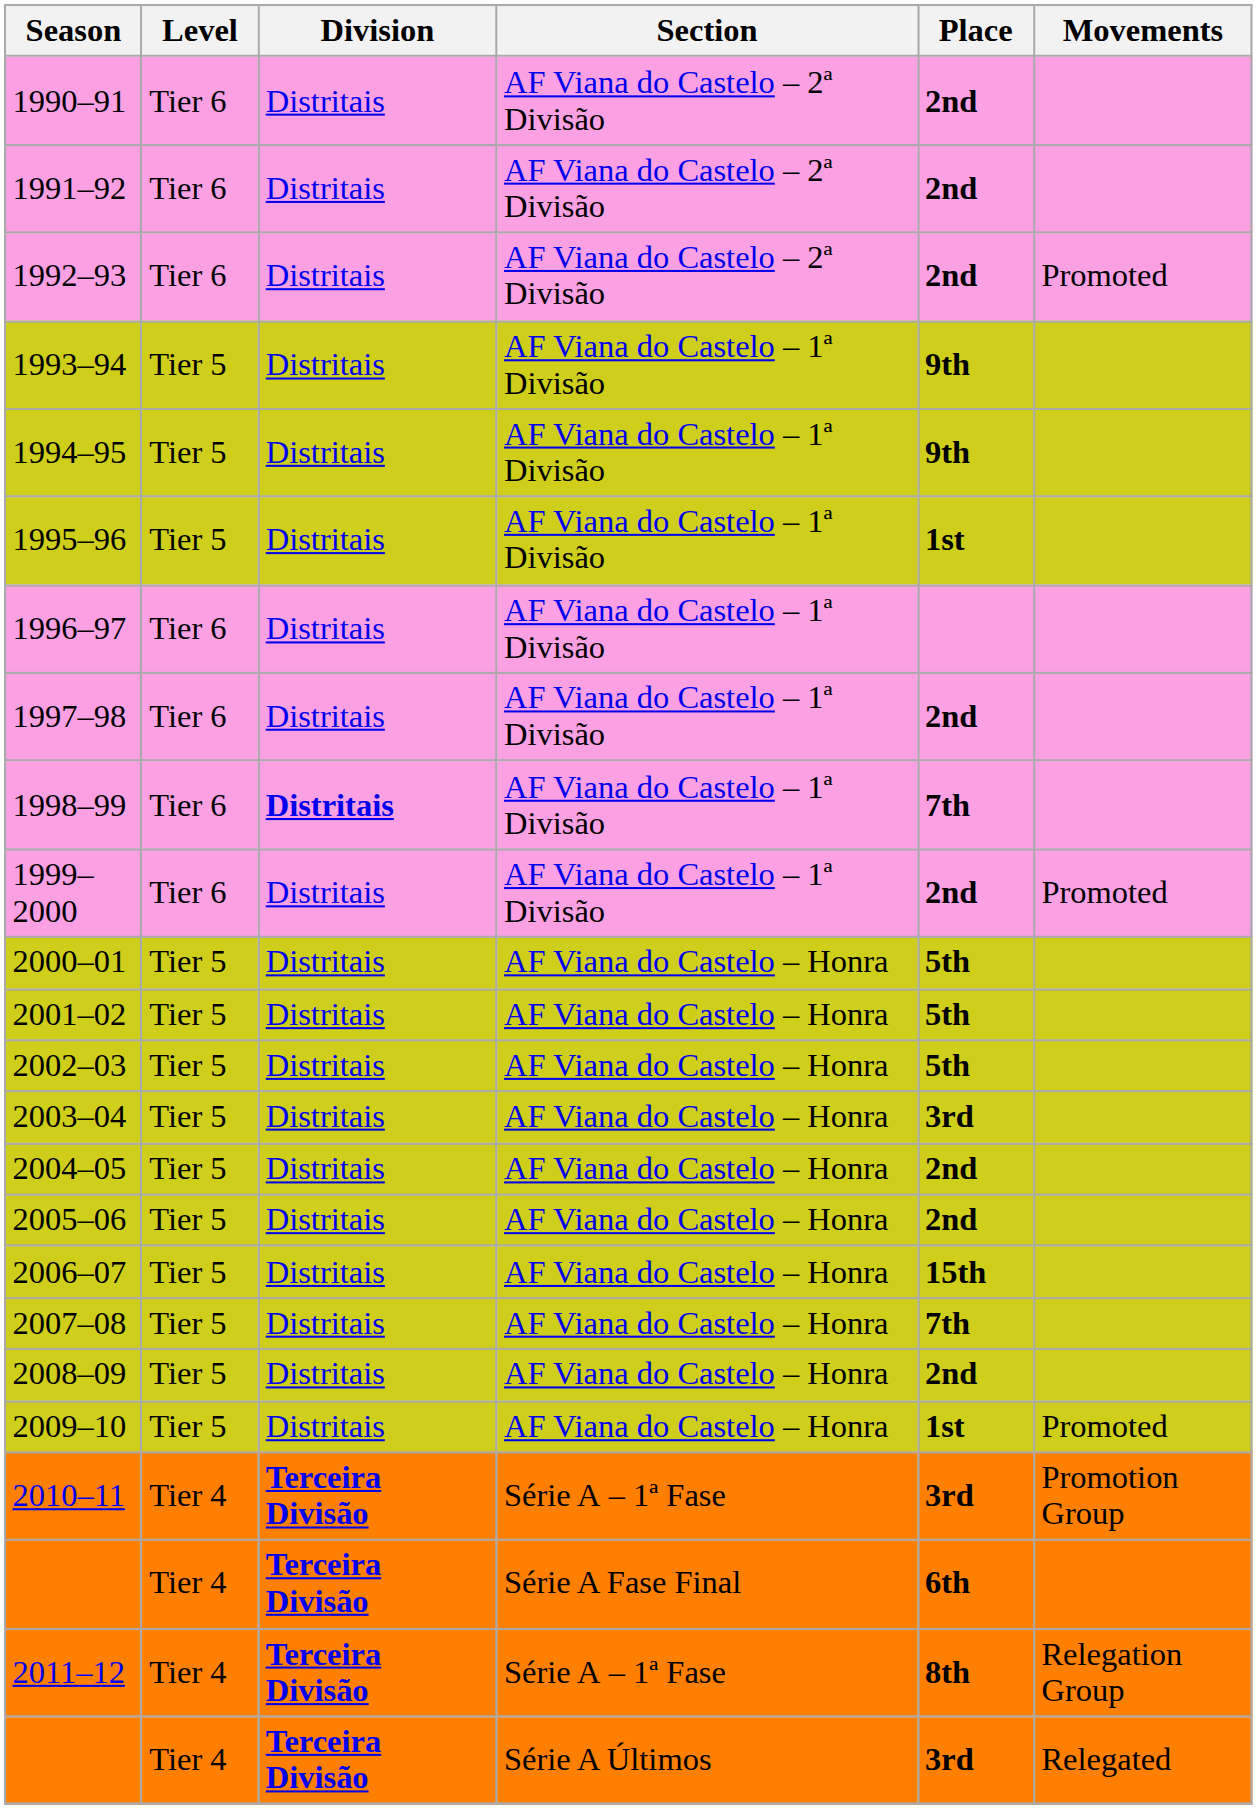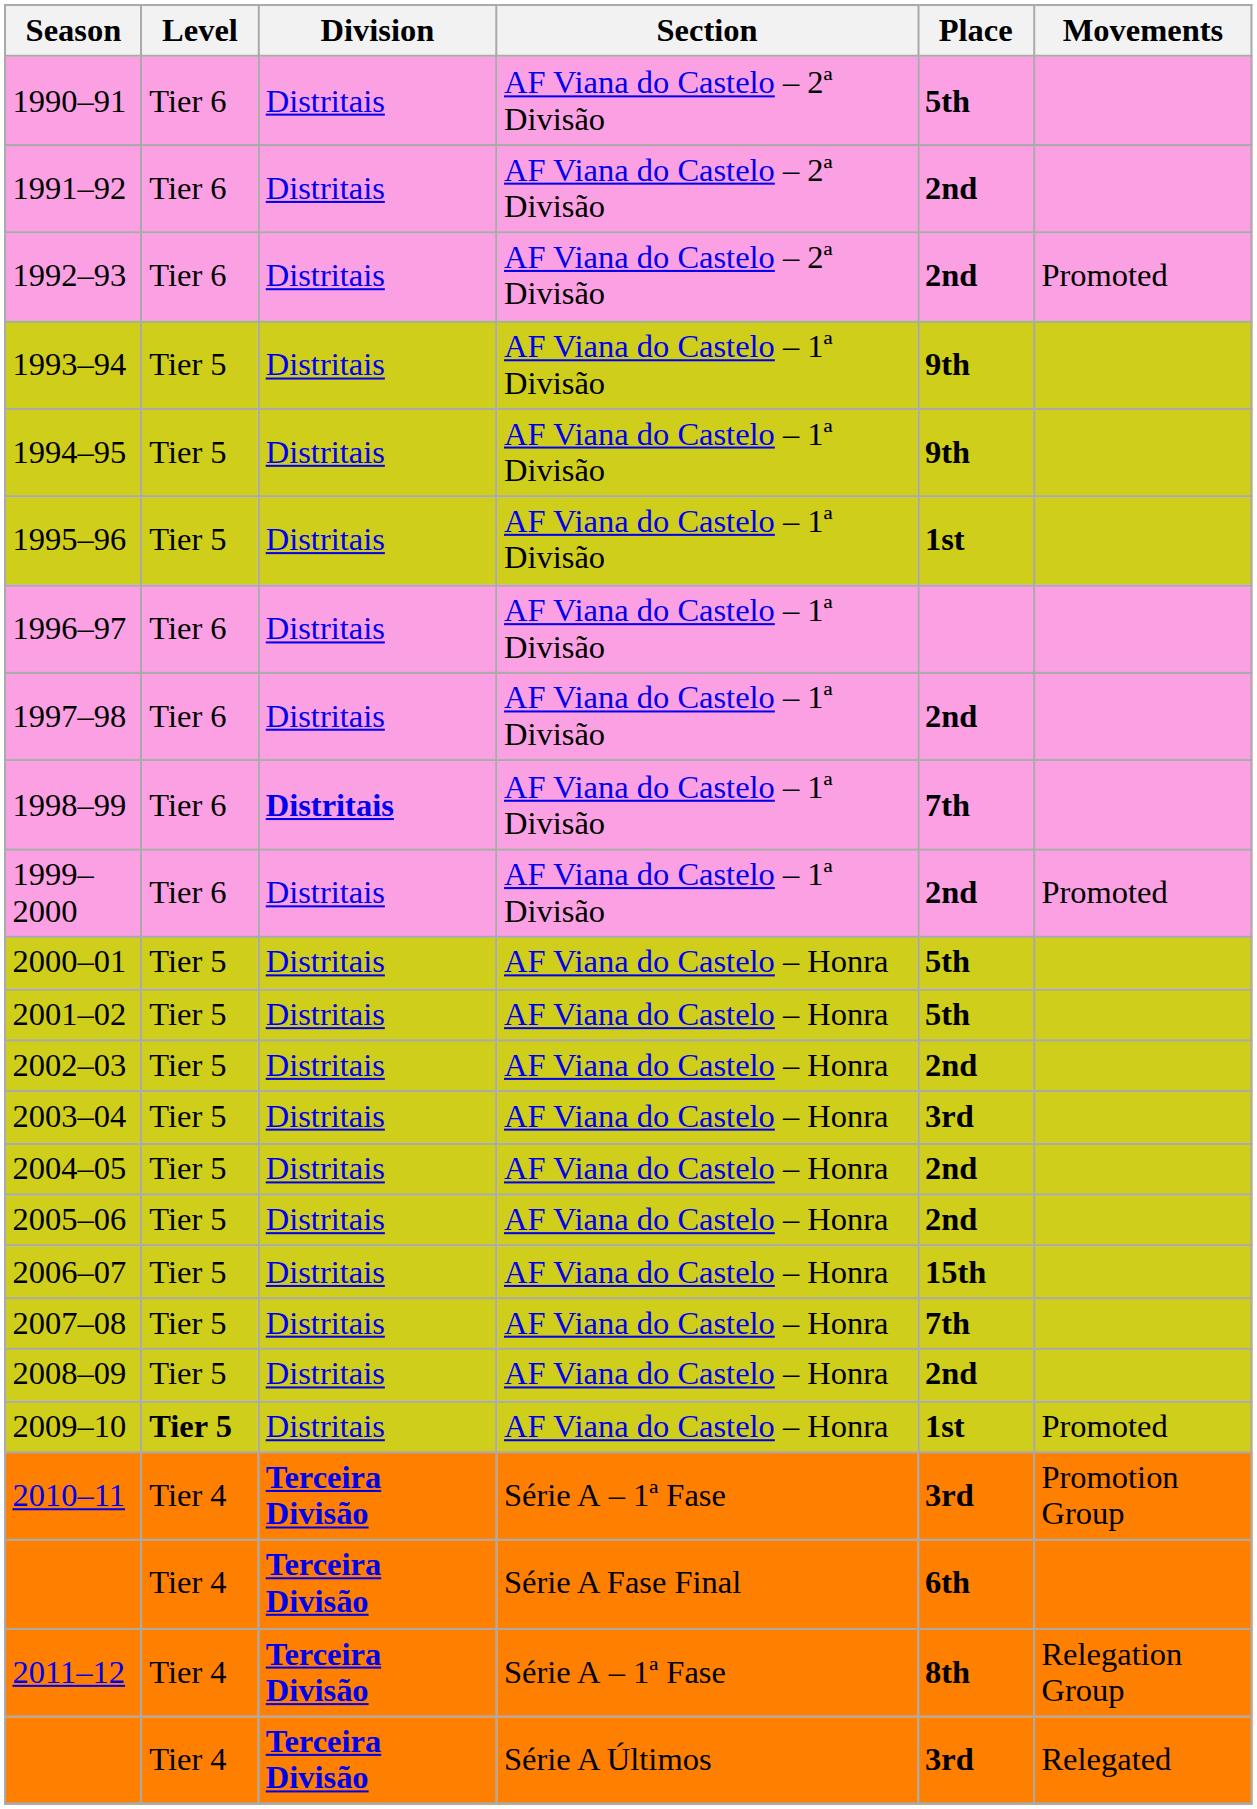(951, 100) 2nd -> (948, 100) 5th
(948, 1065) 5th -> (951, 1065) 2nd
(188, 1425) normal -> (191, 1425) bold
